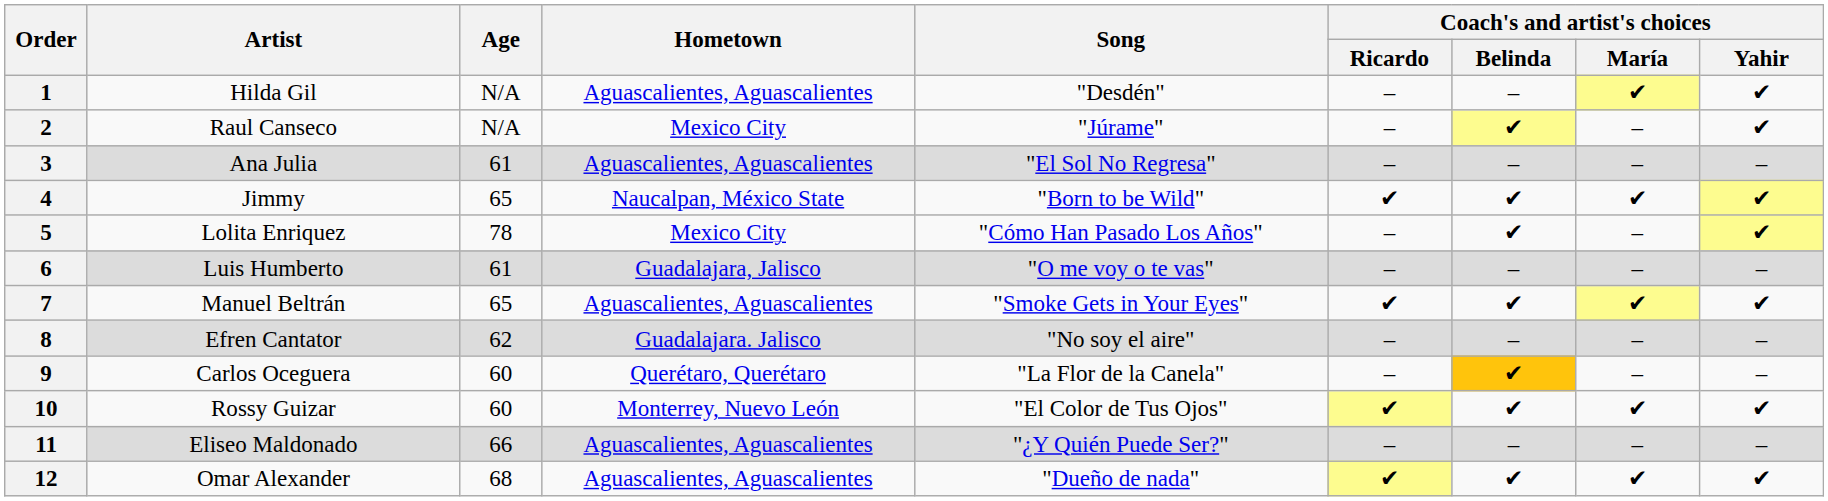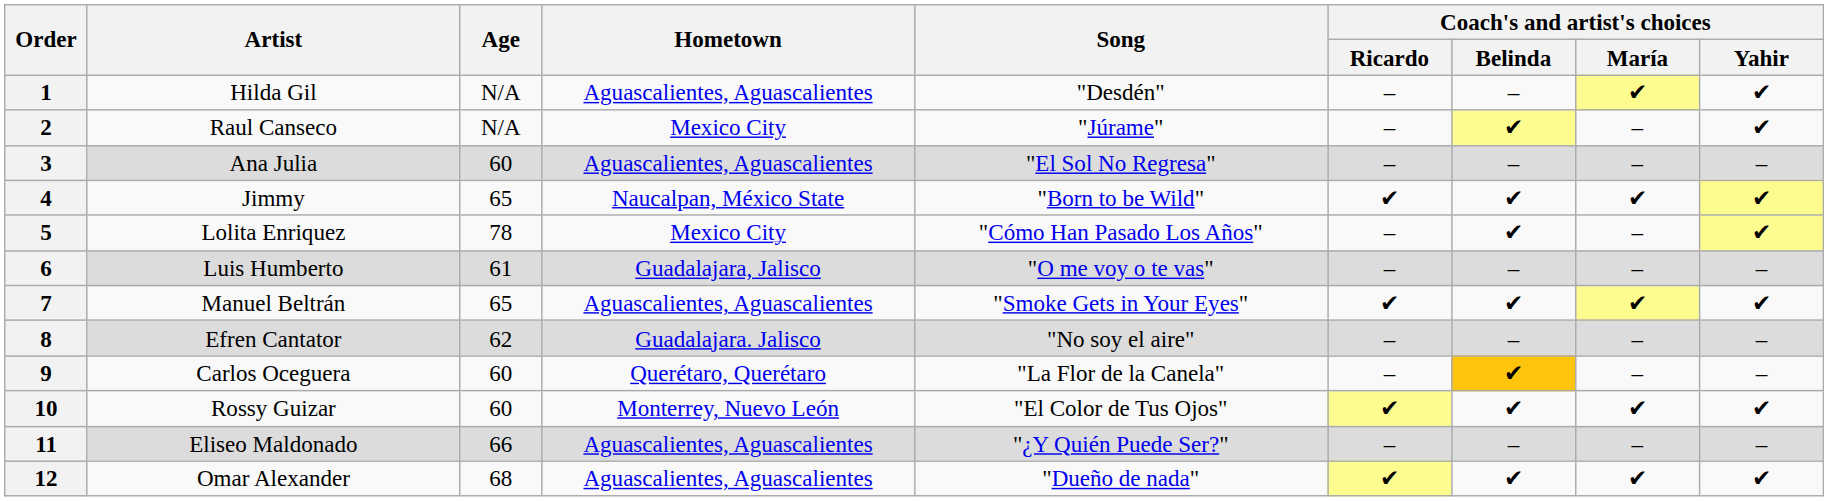(501, 163) 61 -> (501, 163) 60
